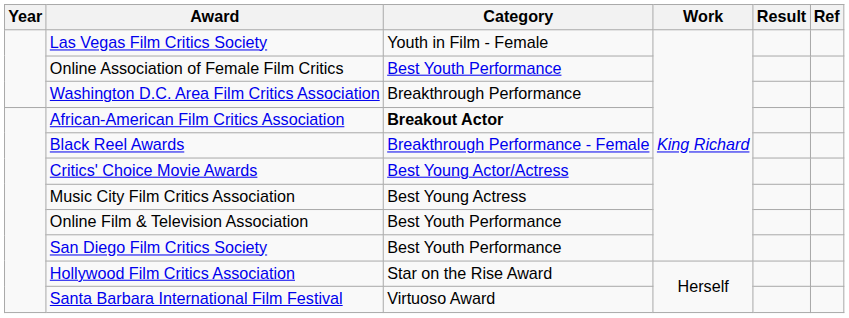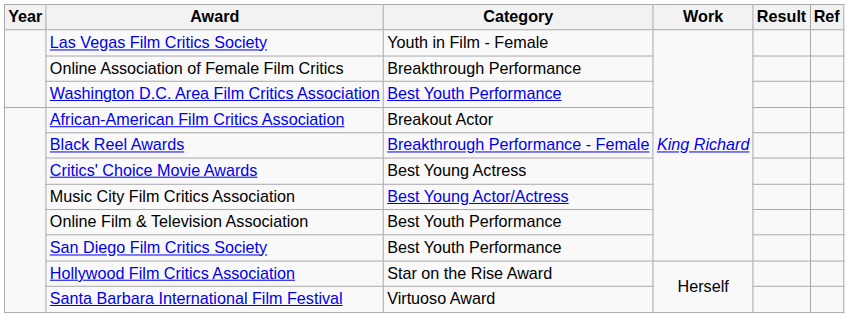(474, 68) Best Youth Performance -> (484, 68) Breakthrough Performance
(484, 94) Breakthrough Performance -> (474, 94) Best Youth Performance
(445, 119) bold -> (440, 119) normal
(478, 171) Best Young Actor/Actress -> (457, 171) Best Young Actress
(457, 196) Best Young Actress -> (478, 196) Best Young Actor/Actress
